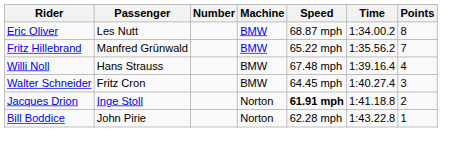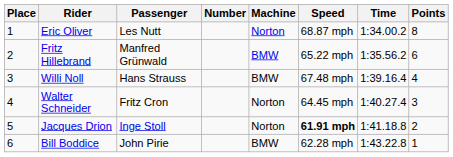+ column: (21, 13)
(254, 31) BMW -> (268, 31) Norton
(404, 48) 7 -> (415, 55) 6
(254, 84) BMW -> (268, 102) Norton
(257, 119) Norton -> (265, 144) BMW
